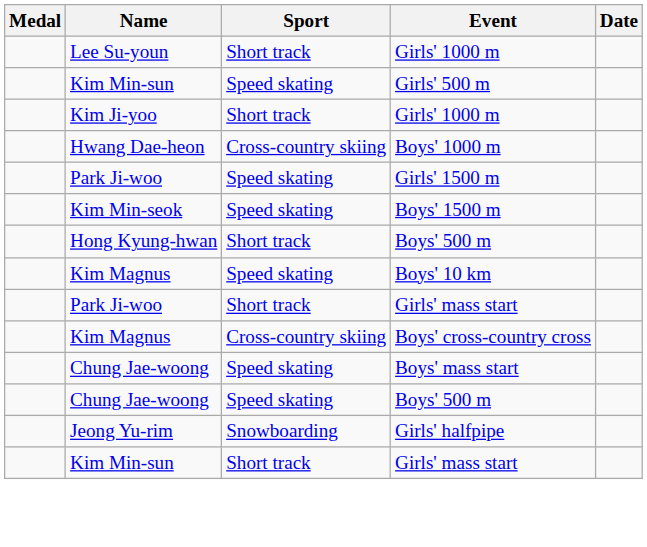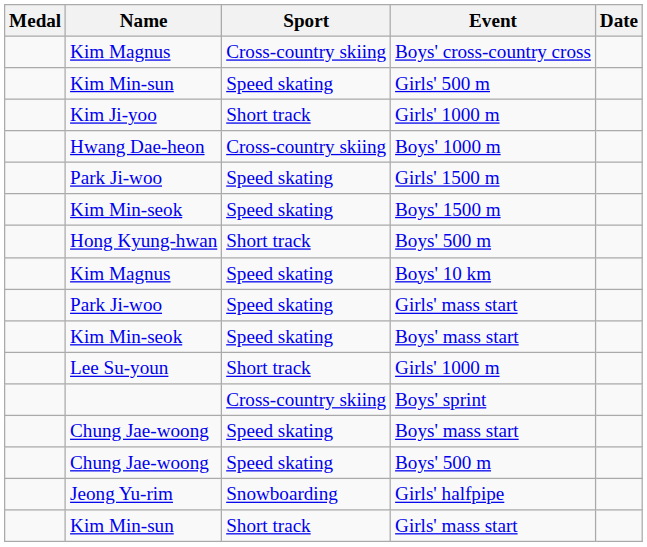rows swapped: (120, 336) <-> (119, 52)
(268, 304) Short track -> (280, 304) Speed skating
+ row: (126, 336)
+ row: (144, 400)
